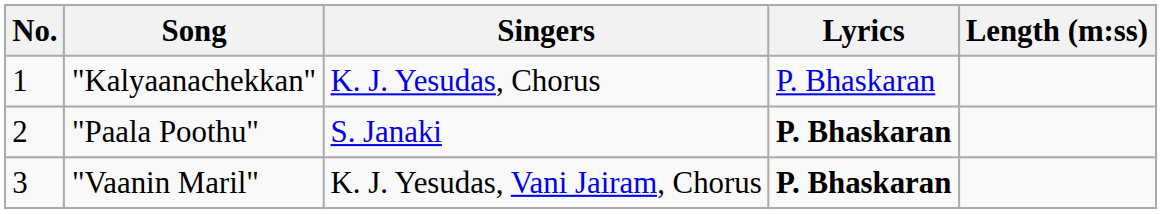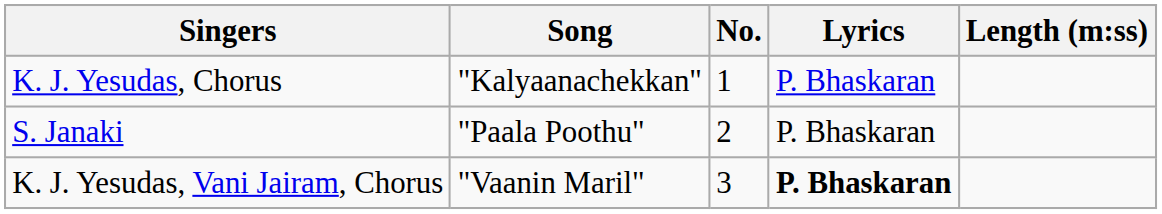columns swapped: (35, 30) <-> (546, 30)
(864, 131) bold -> (856, 131) normal
